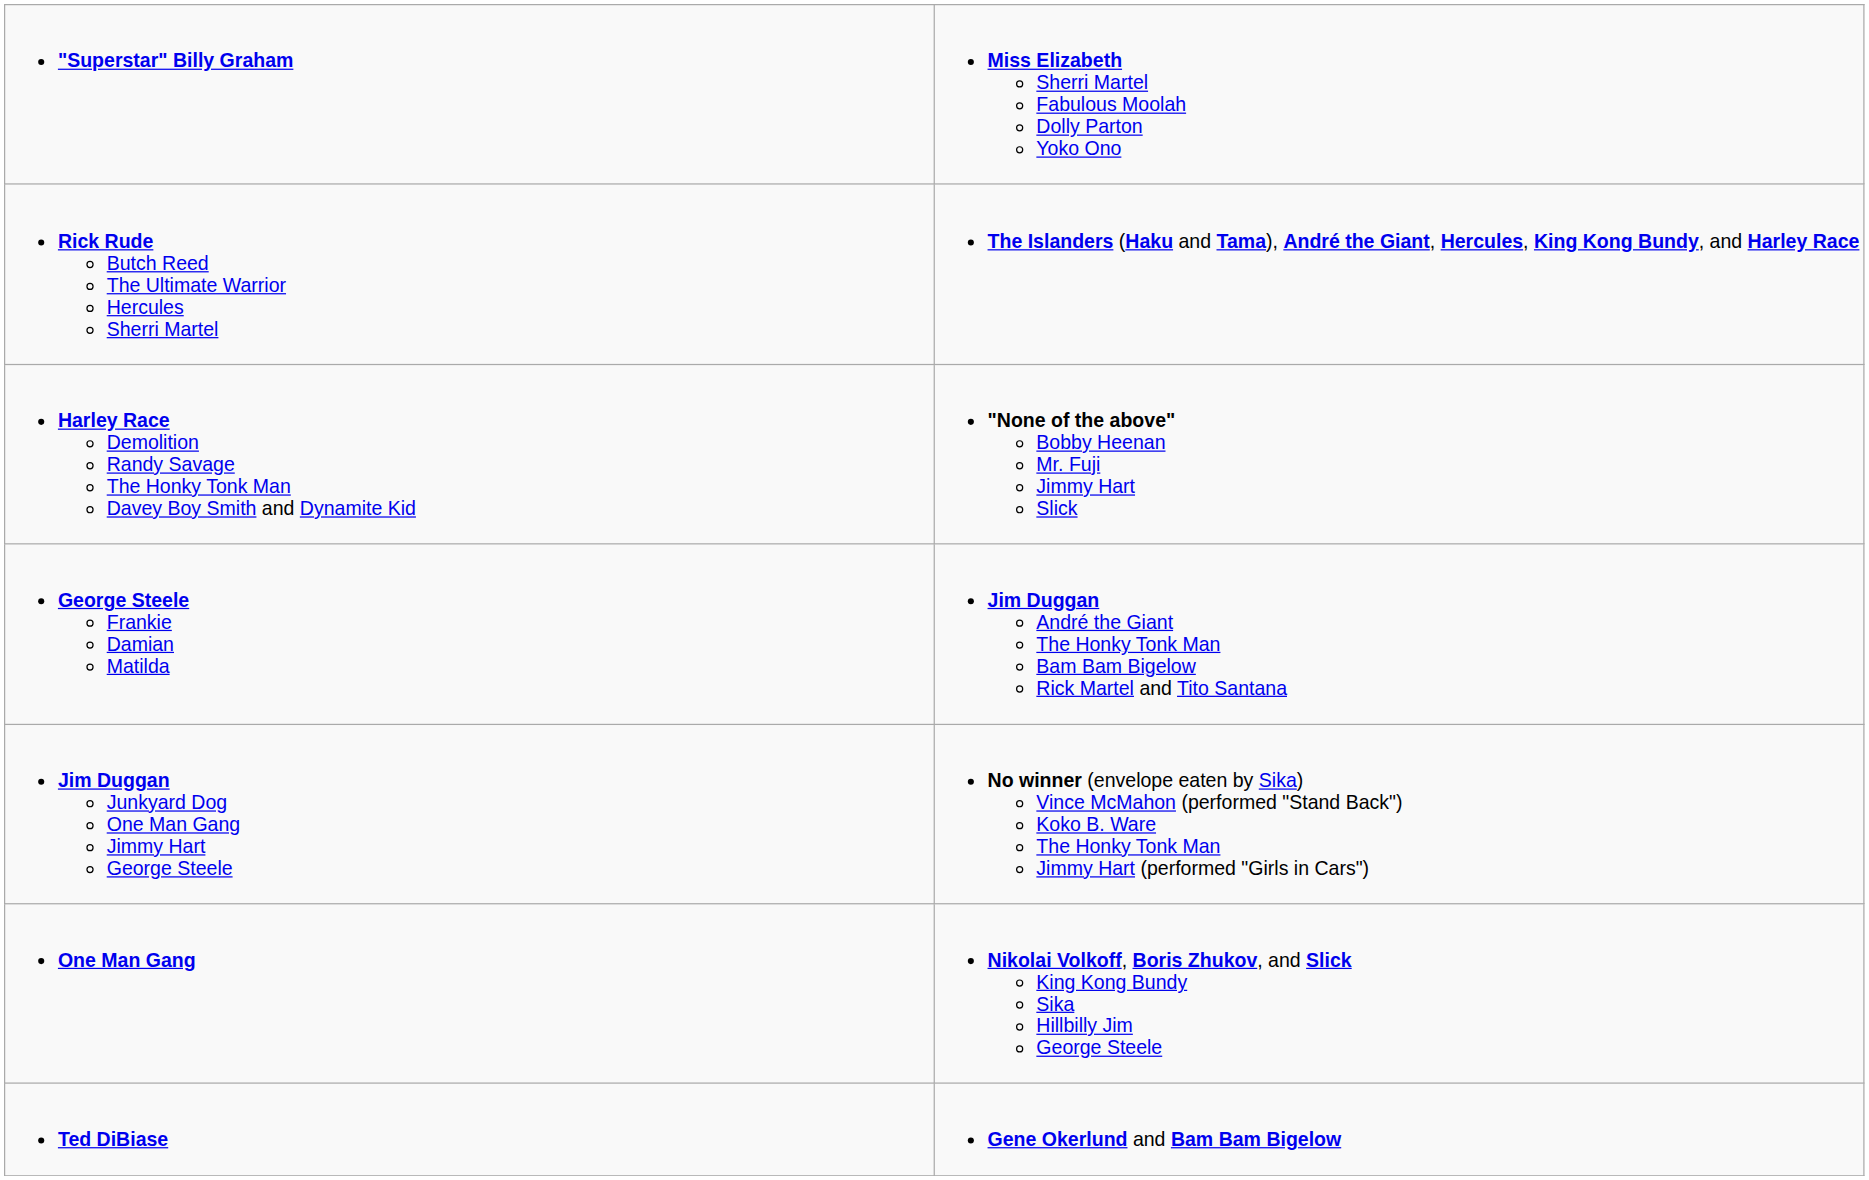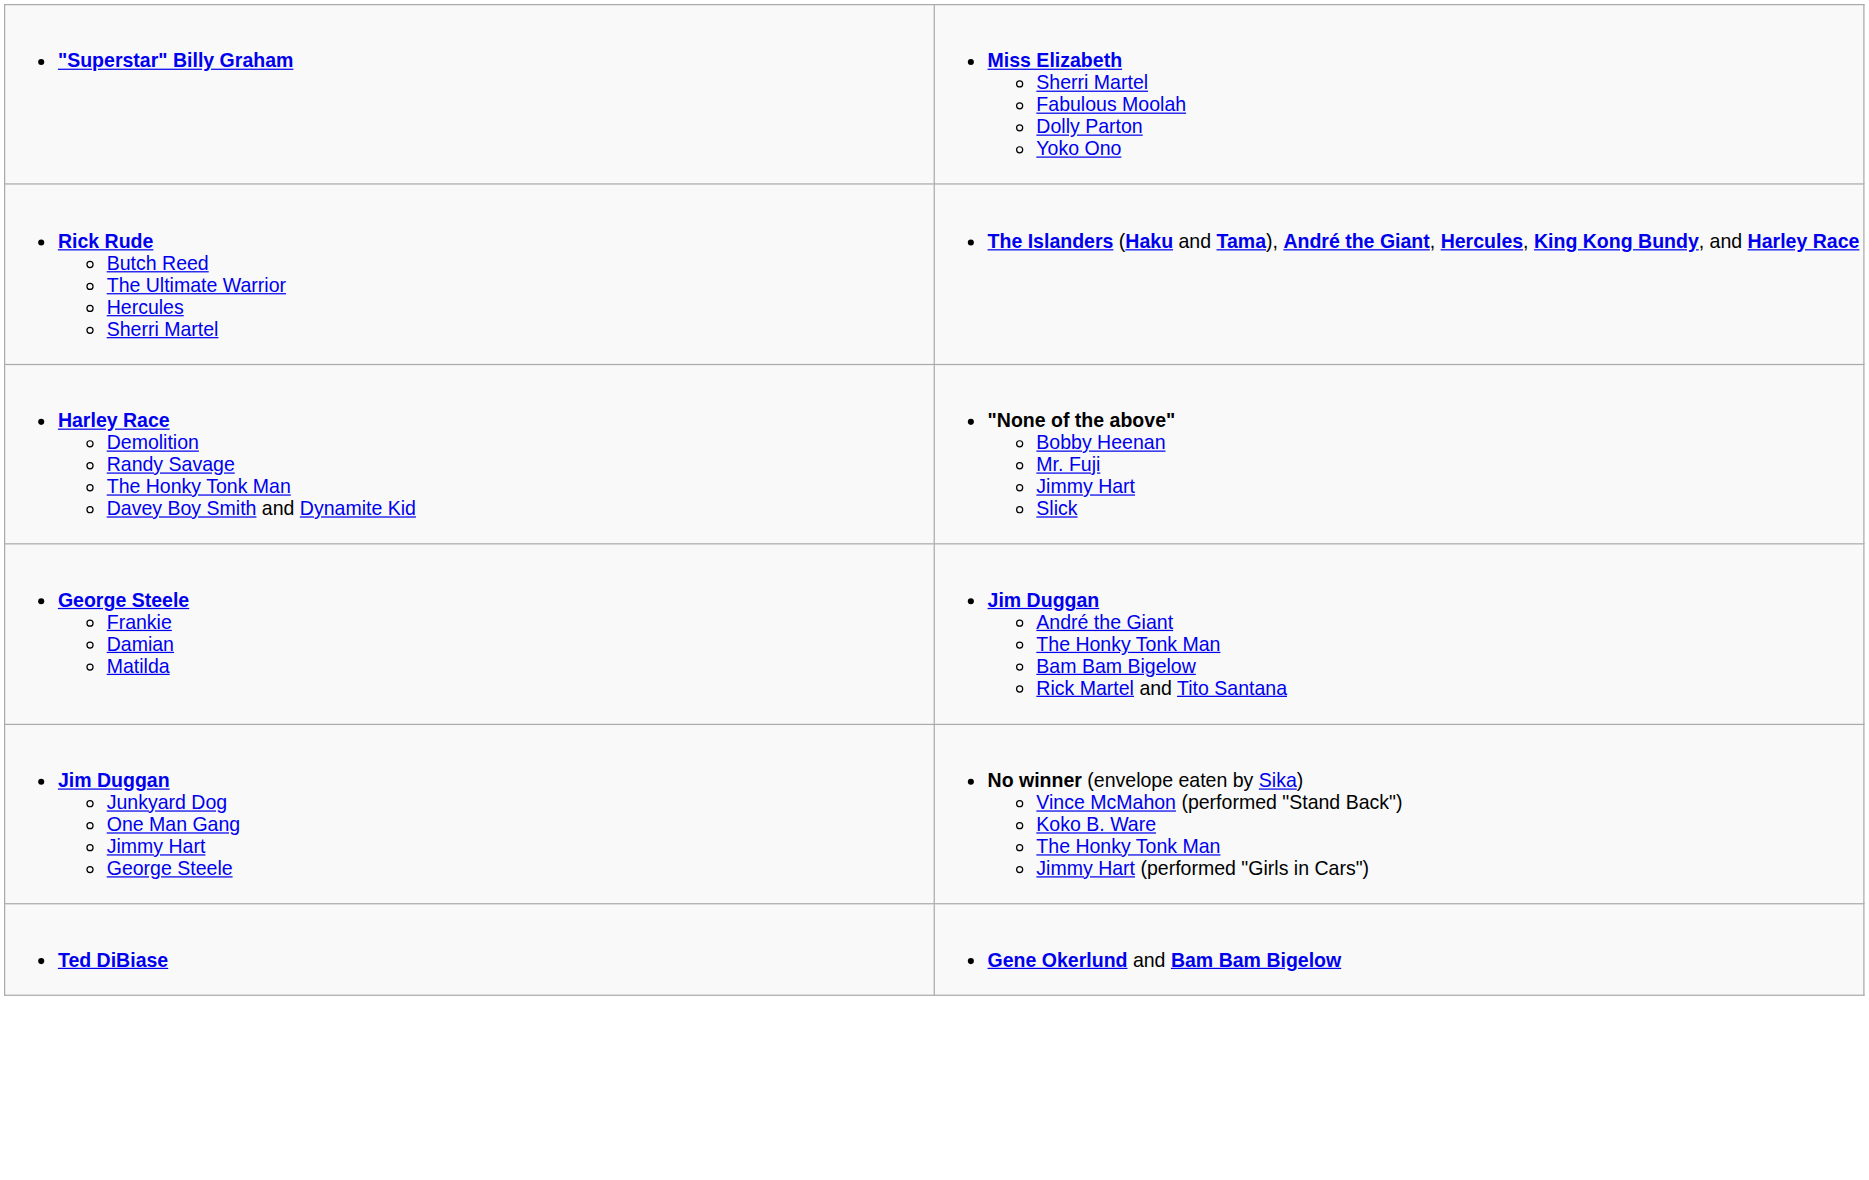- row: (469, 961)
